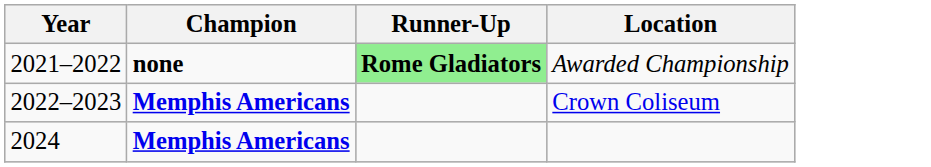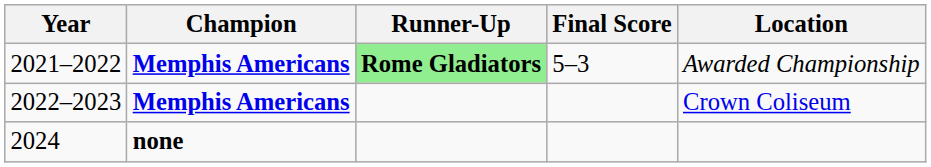+ column: (612, 24)
(158, 63) none -> (241, 63) Memphis Americans
(241, 141) Memphis Americans -> (158, 141) none
